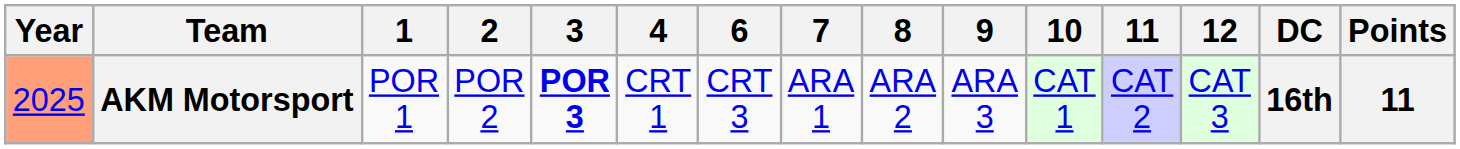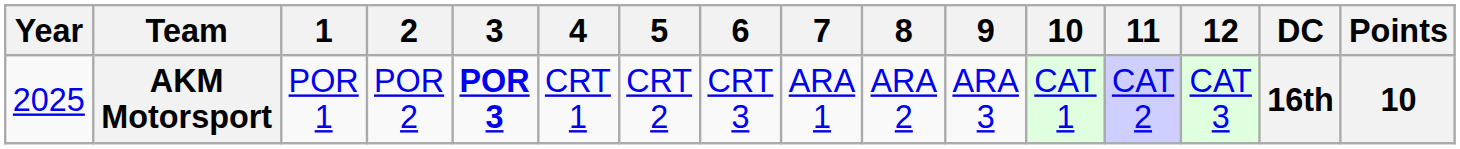+ column: (659, 30)
(49, 99) lightsalmon background -> (49, 99) no background
(1398, 99) 11 -> (1398, 99) 10
